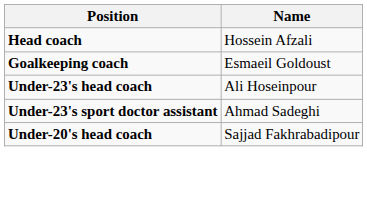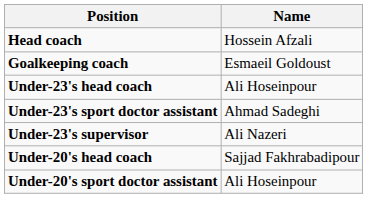+ row: (78, 134)
+ row: (113, 181)
